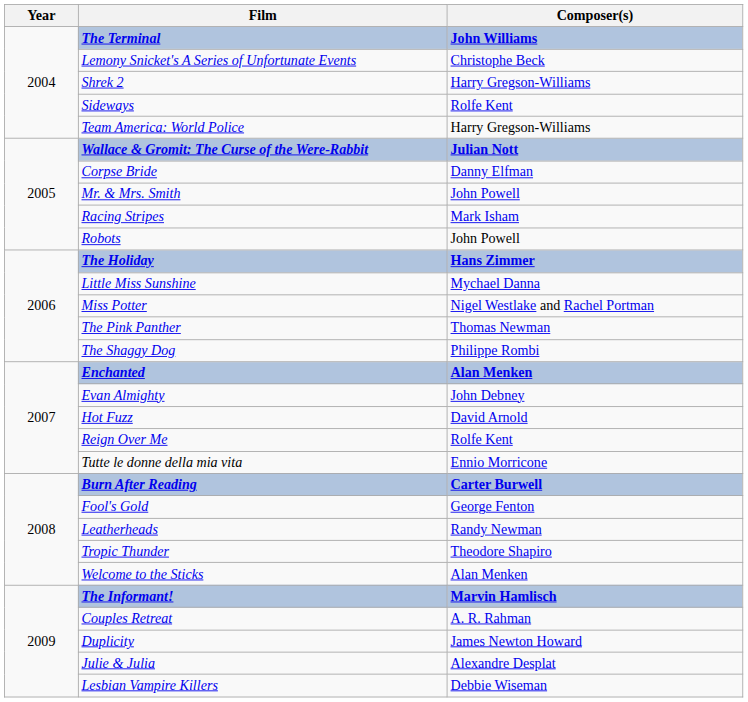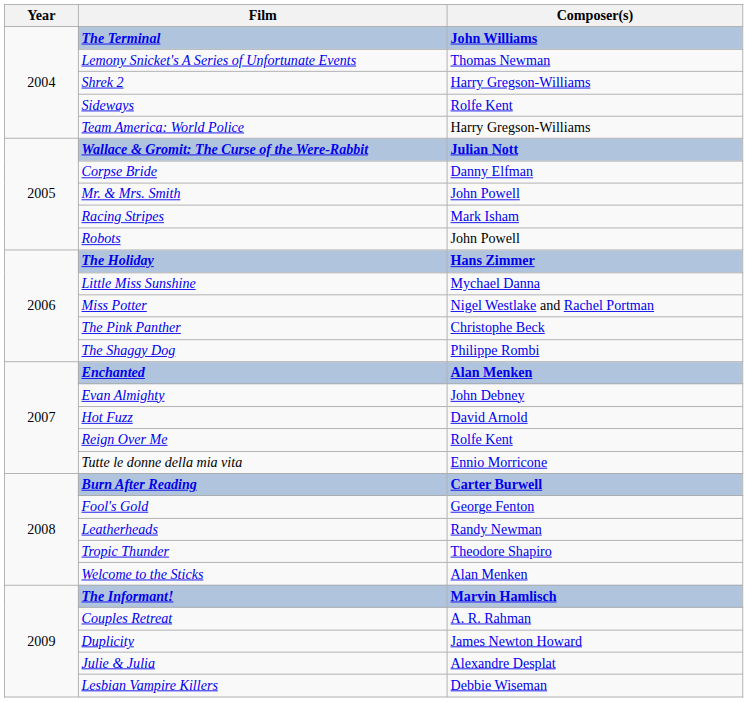(498, 60) Christophe Beck -> (500, 60) Thomas Newman
(500, 328) Thomas Newman -> (498, 328) Christophe Beck
